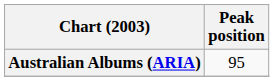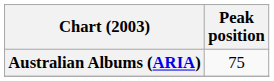(237, 62) 95 -> (237, 62) 75
